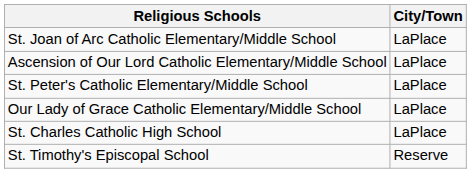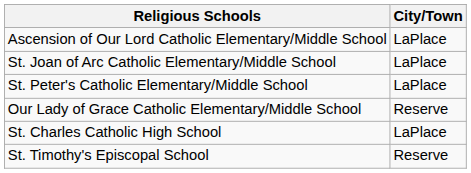rows swapped: (197, 62) <-> (172, 39)
(420, 109) LaPlace -> (421, 109) Reserve
